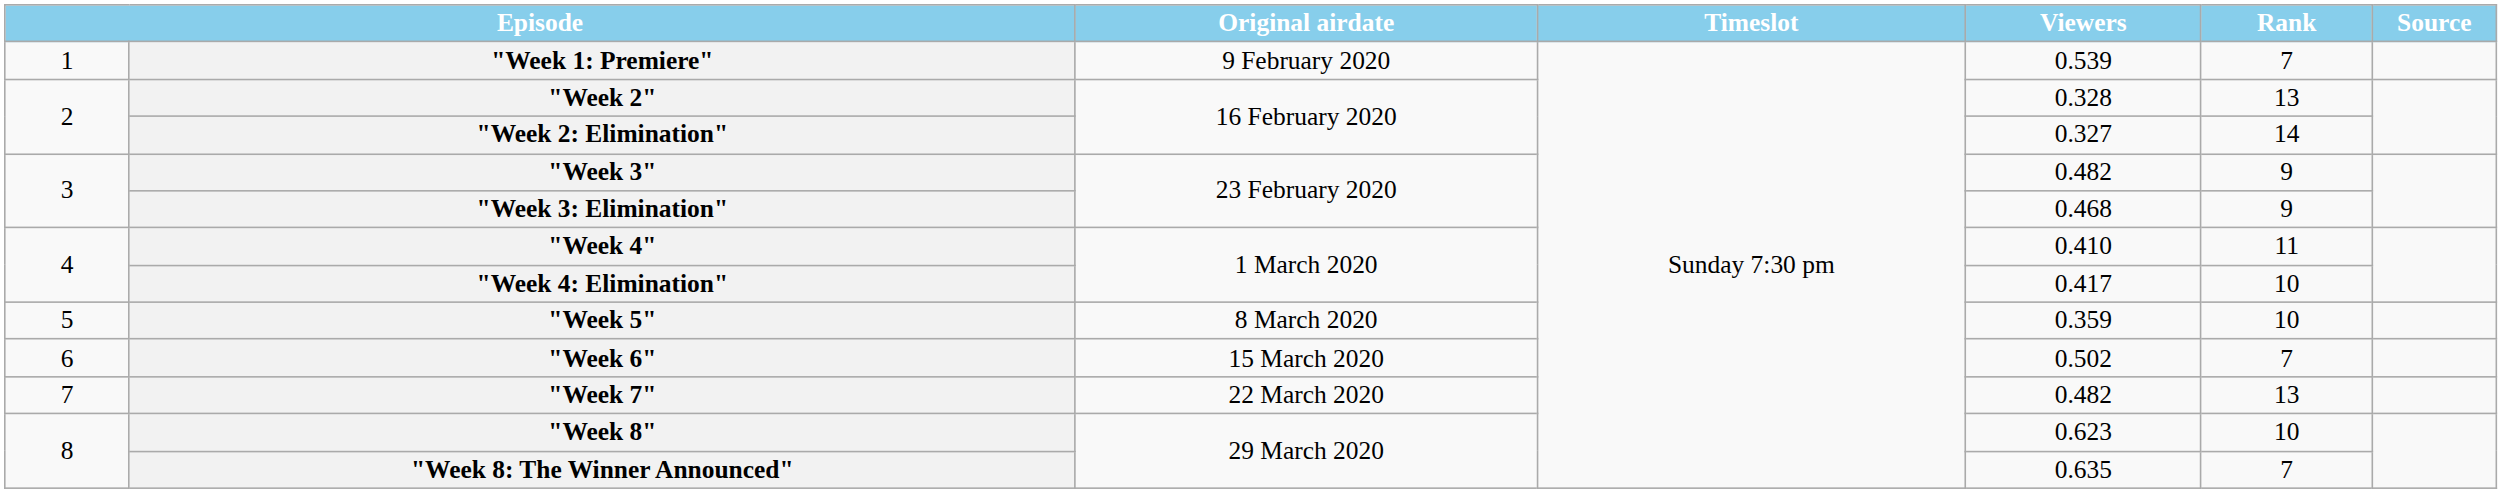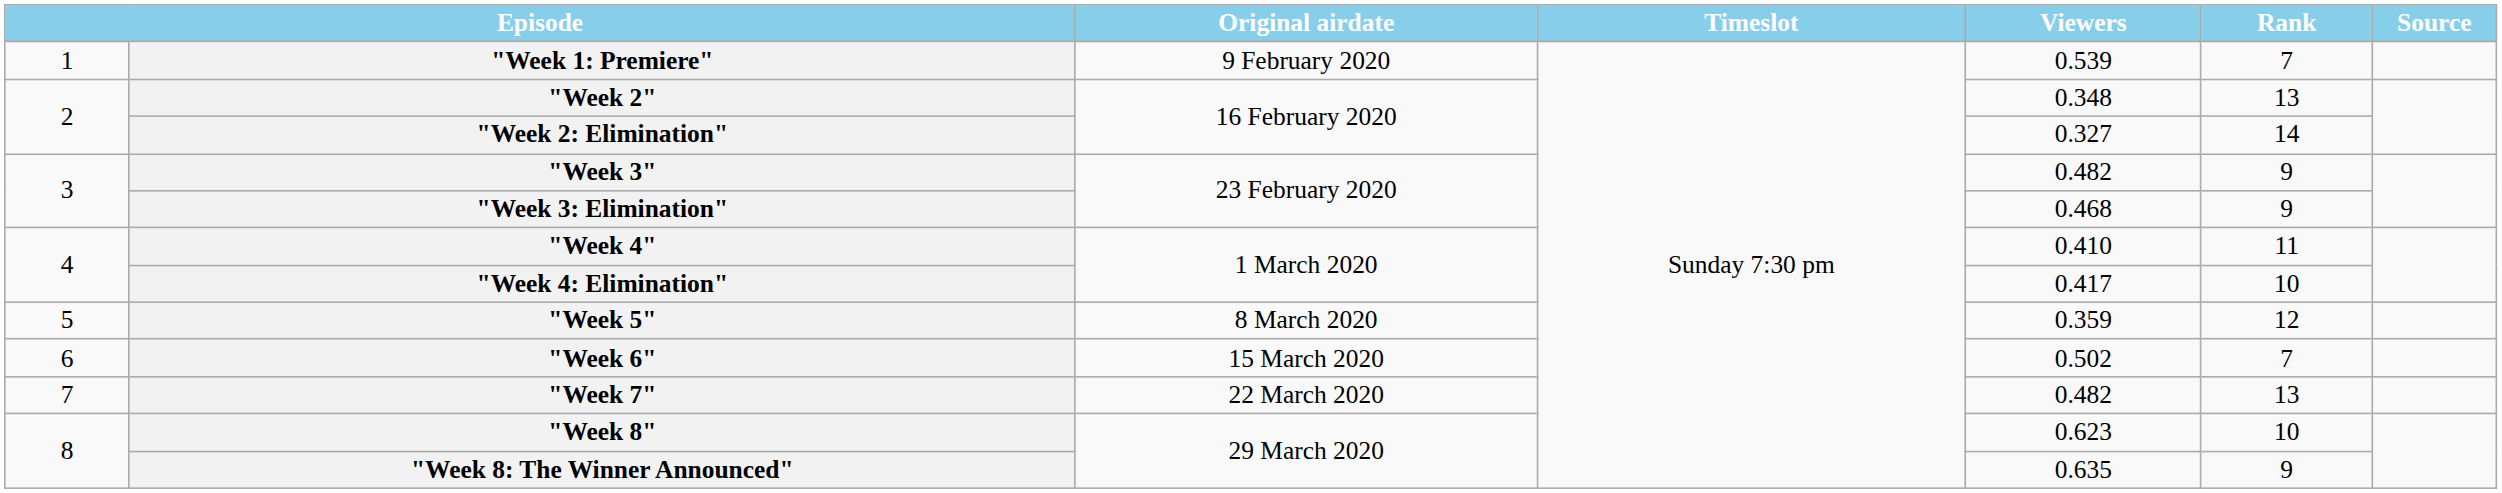(2083, 97) 0.328 -> (2083, 97) 0.348
(2287, 320) 10 -> (2287, 320) 12
(2287, 469) 7 -> (2287, 469) 9
